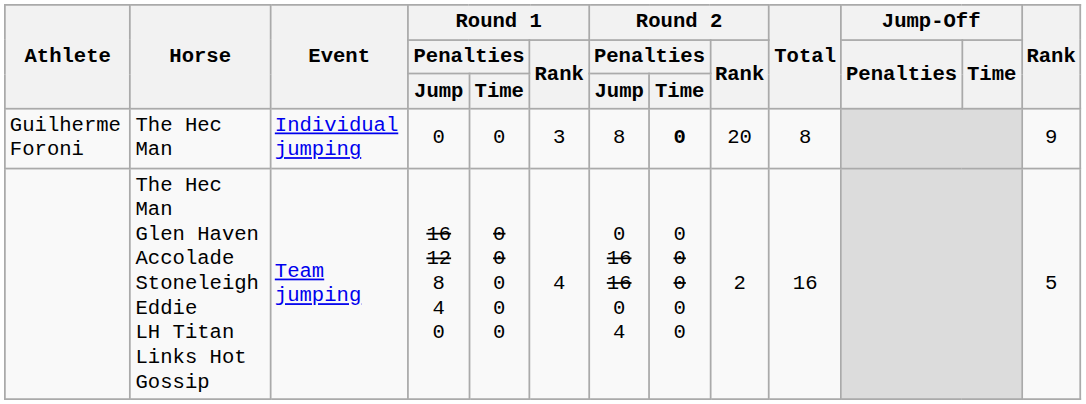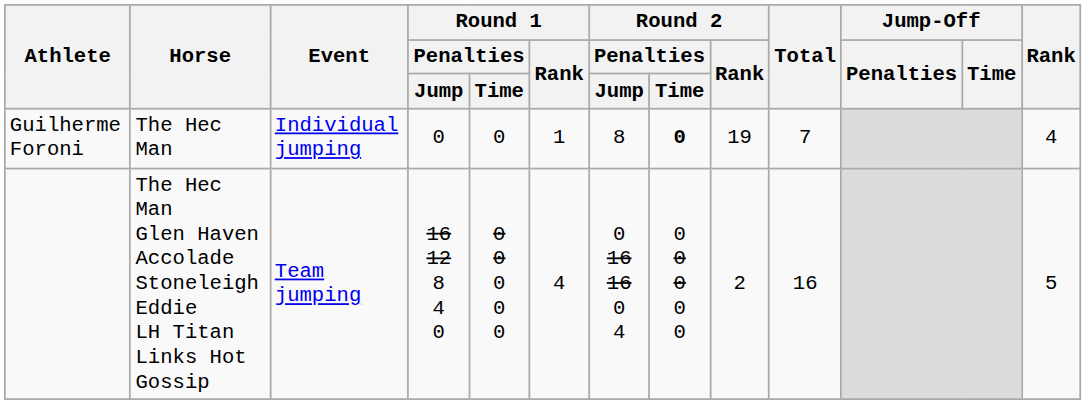(559, 138) 3 -> (559, 138) 1
(740, 138) 20 -> (740, 138) 19
(805, 138) 8 -> (805, 138) 7
(1051, 138) 9 -> (1051, 138) 4
